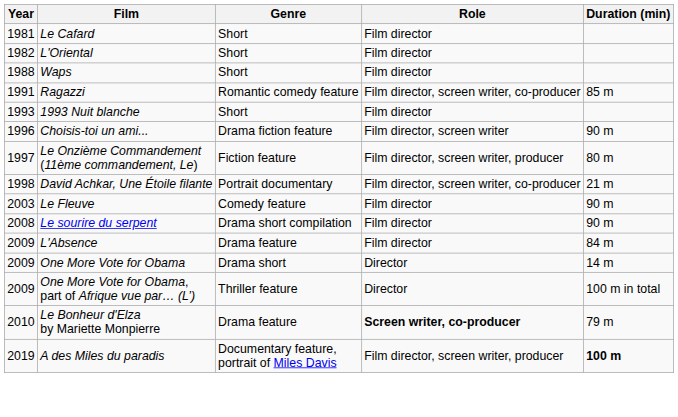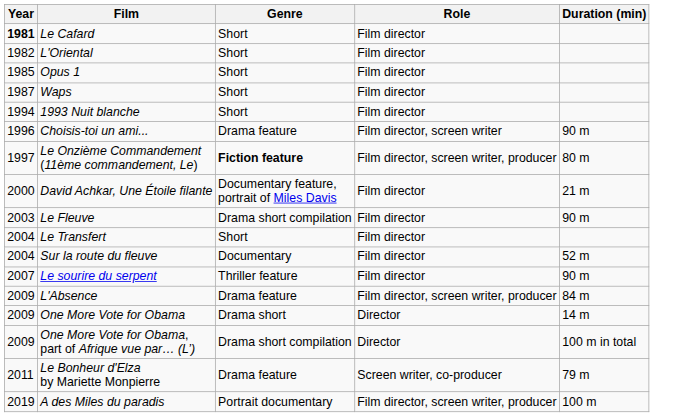(21, 33) normal -> (21, 33) bold
+ row: (60, 72)
(21, 72) 1988 -> (21, 92) 1987
- row: (63, 92)
(21, 111) 1993 -> (21, 111) 1994
(275, 131) Drama fiction feature -> (257, 131) Drama feature
(257, 157) normal -> (261, 157) bold
(21, 184) 1998 -> (21, 191) 2000
(275, 184) Portrait documentary -> (277, 191) Documentary feature, portrait of Miles Davis
(472, 184) Film director, screen writer, co-producer -> (391, 191) Film director
(262, 203) Comedy feature -> (285, 217) Drama short compilation
+ row: (73, 237)
+ row: (99, 256)
(21, 223) 2008 -> (21, 276) 2007
(285, 223) Drama short compilation -> (258, 276) Thriller feature
(398, 243) Film director -> (457, 295) Film director, screen writer, producer
(258, 289) Thriller feature -> (285, 342) Drama short compilation
(21, 322) 2010 -> (20, 375) 2011
(442, 322) bold -> (430, 375) normal
(277, 355) Documentary feature, portrait of Miles Davis -> (275, 401) Portrait documentary
(604, 355) bold -> (579, 401) normal
